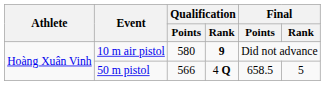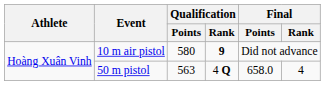(186, 71) 566 -> (186, 71) 563
(260, 71) 658.5 -> (260, 71) 658.0
(301, 71) 5 -> (301, 71) 4
